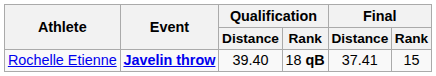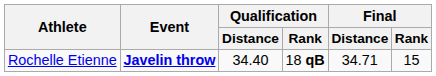(250, 60) 39.40 -> (250, 60) 34.40
(360, 60) 37.41 -> (360, 60) 34.71
